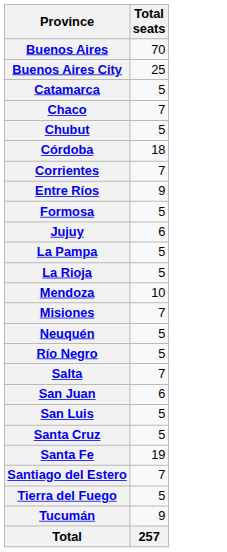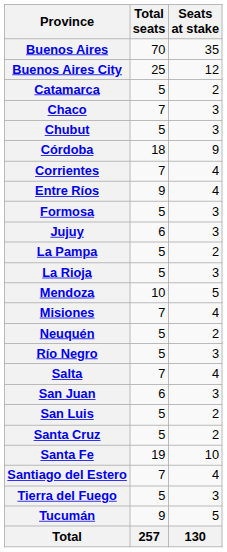+ column: (195, 21)
